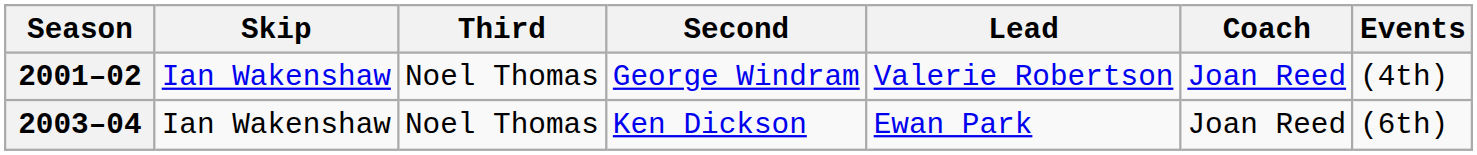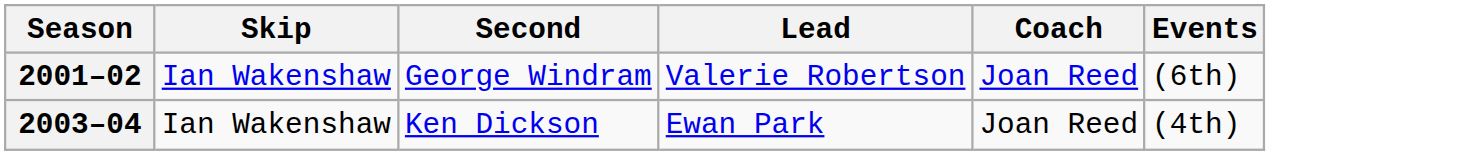- column: (502, 29)
(1404, 77) (4th) -> (1196, 77) (6th)
(1404, 125) (6th) -> (1196, 125) (4th)
